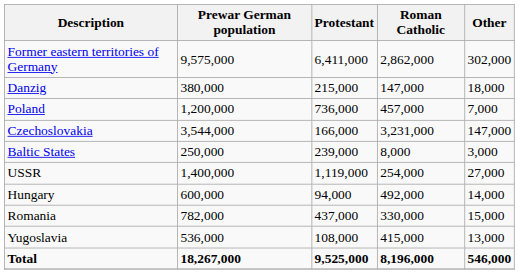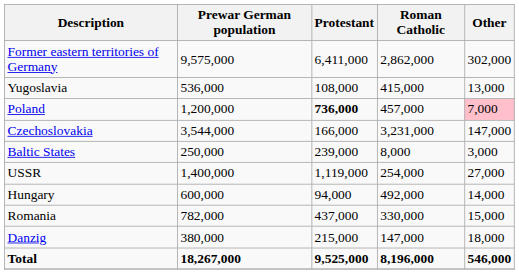rows swapped: (27, 88) <-> (37, 237)
(336, 109) normal -> (336, 109) bold
(483, 109) no background -> (483, 109) pink background
